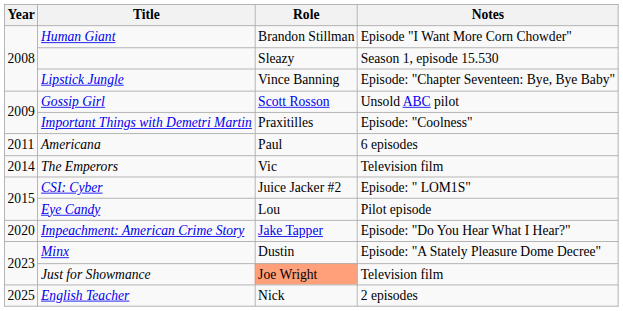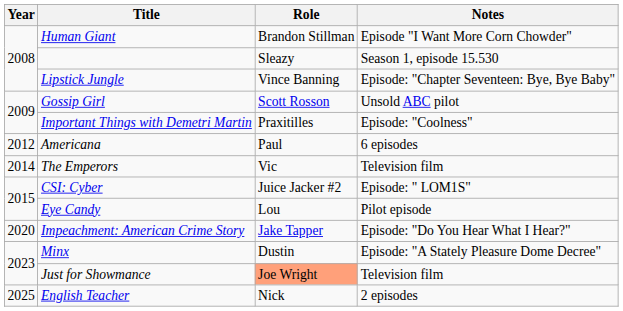(21, 144) 2011 -> (21, 144) 2012
